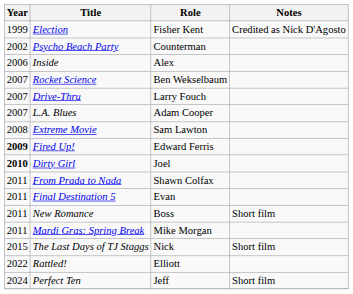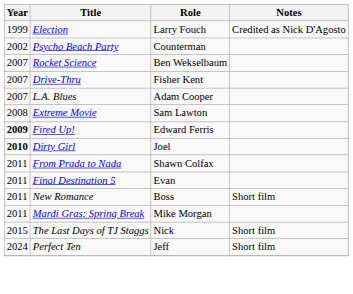(178, 29) Fisher Kent -> (180, 29) Larry Fouch
- row: (46, 63)
(180, 96) Larry Fouch -> (178, 79) Fisher Kent
- row: (50, 264)
